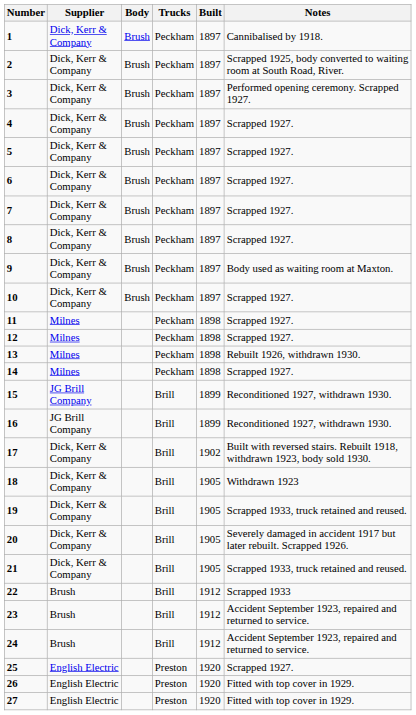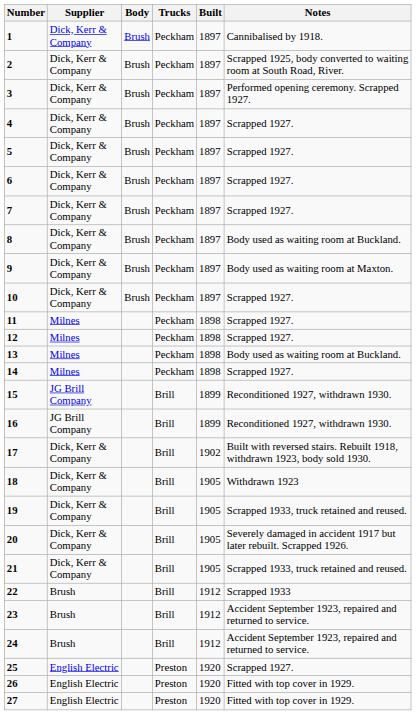(260, 239) Scrapped 1927. -> (314, 239) Body used as waiting room at Buckland.
(294, 354) Rebuilt 1926, withdrawn 1930. -> (314, 354) Body used as waiting room at Buckland.
